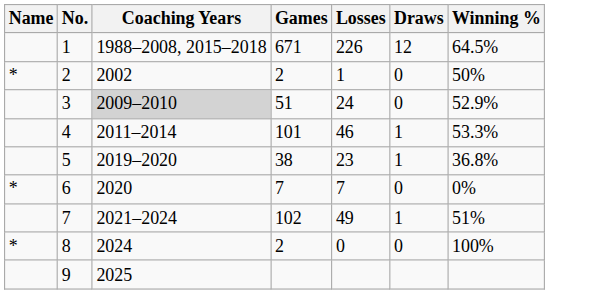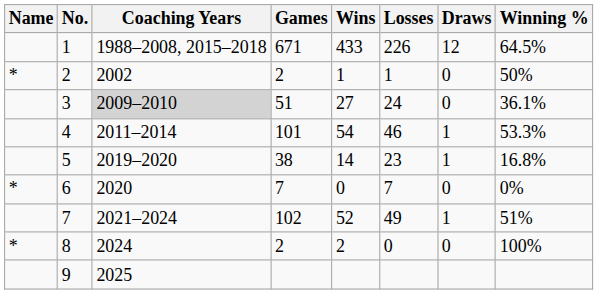+ column: (356, 18)
(475, 103) 52.9% -> (523, 103) 36.1%
(475, 160) 36.8% -> (523, 160) 16.8%
